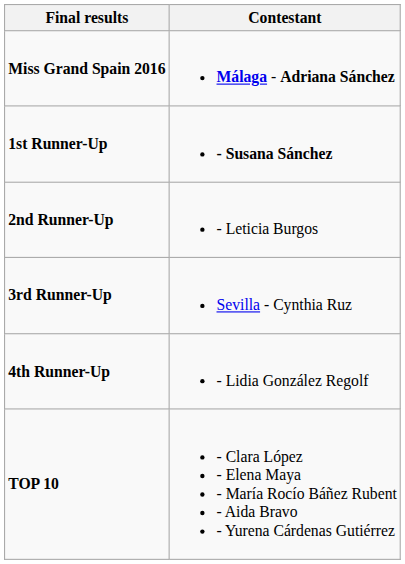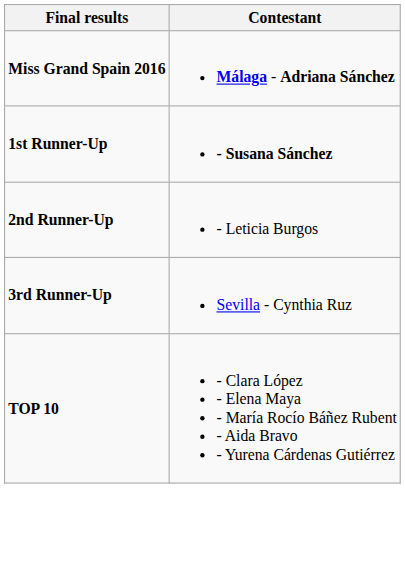- row: (59, 371)
